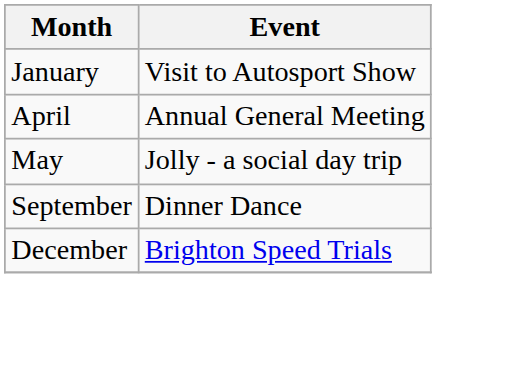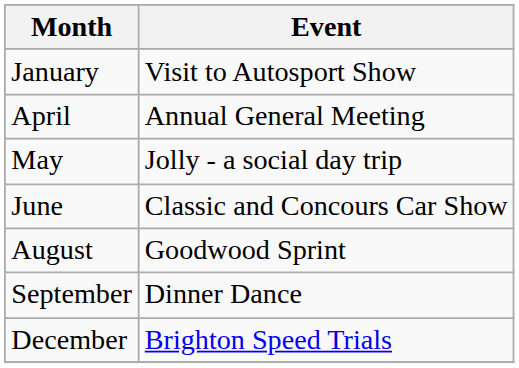+ row: (37, 205)
+ row: (52, 250)
